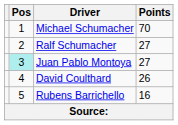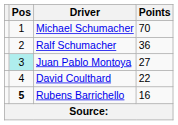(145, 45) 27 -> (145, 45) 36
(145, 78) 26 -> (145, 78) 22
(21, 95) normal -> (21, 95) bold
